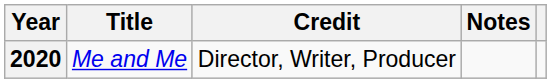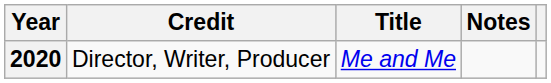columns swapped: (130, 22) <-> (327, 22)
